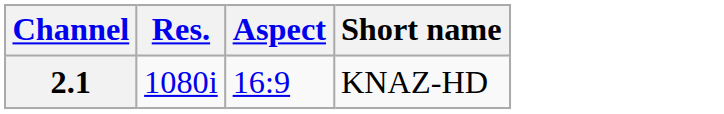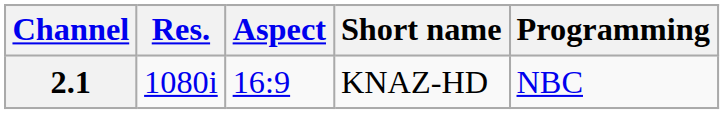+ column: (613, 30)
